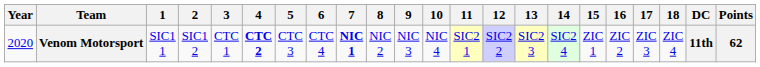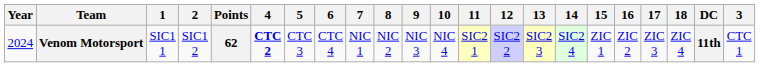columns swapped: (226, 14) <-> (736, 14)
(20, 43) 2020 -> (20, 43) 2024
(351, 43) bold -> (360, 43) normal
